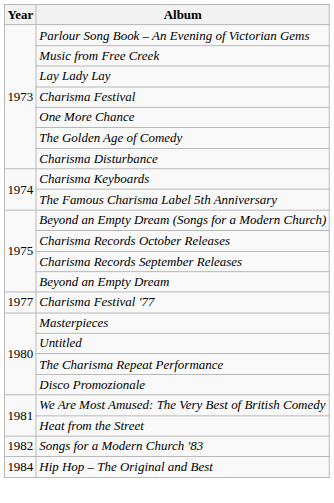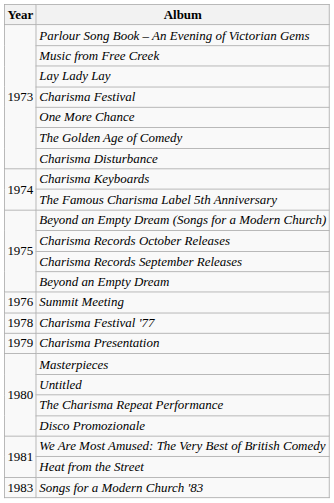+ row: (82, 302)
(20, 302) 1977 -> (20, 323) 1978
+ row: (99, 343)
(20, 446) 1982 -> (20, 487) 1983
- row: (126, 466)
